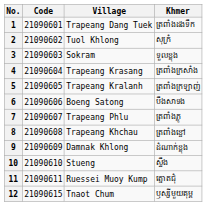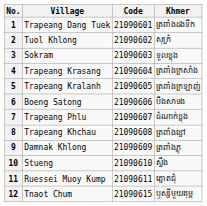columns swapped: (43, 11) <-> (109, 11)
(168, 116) ត្រពាំងភ្លូ -> (172, 116) ដំណាក់ខ្លុង
(172, 147) ដំណាក់ខ្លុង -> (168, 147) ត្រពាំងភ្លូ
